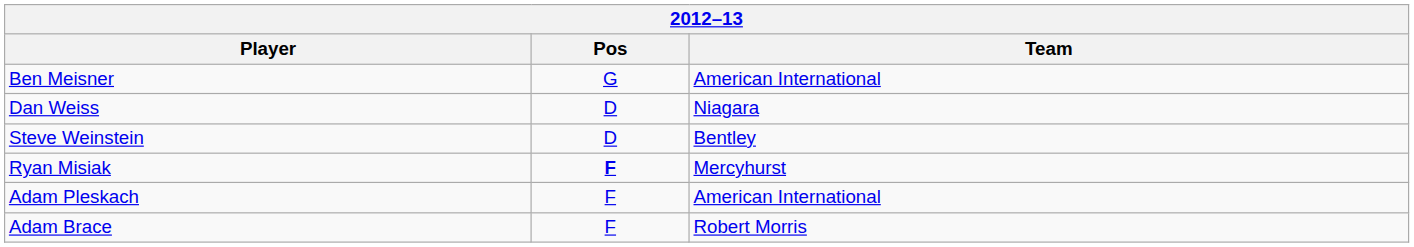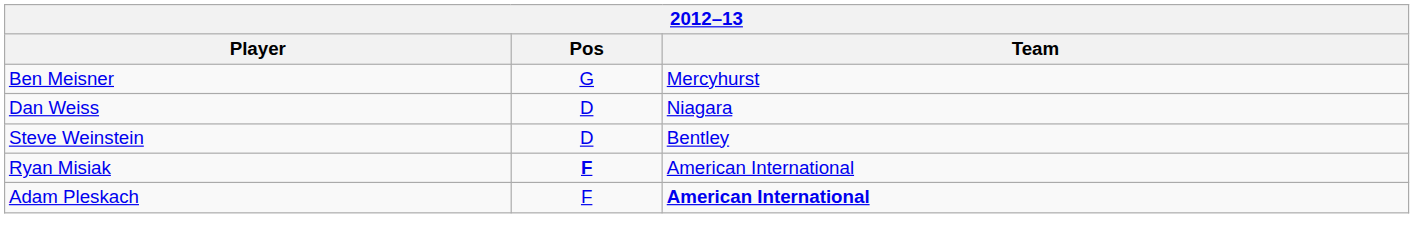(787, 78) American International -> (713, 78) Mercyhurst
(740, 167) Mercyhurst -> (760, 167) American International
(787, 197) normal -> (768, 197) bold
- row: (60, 227)
